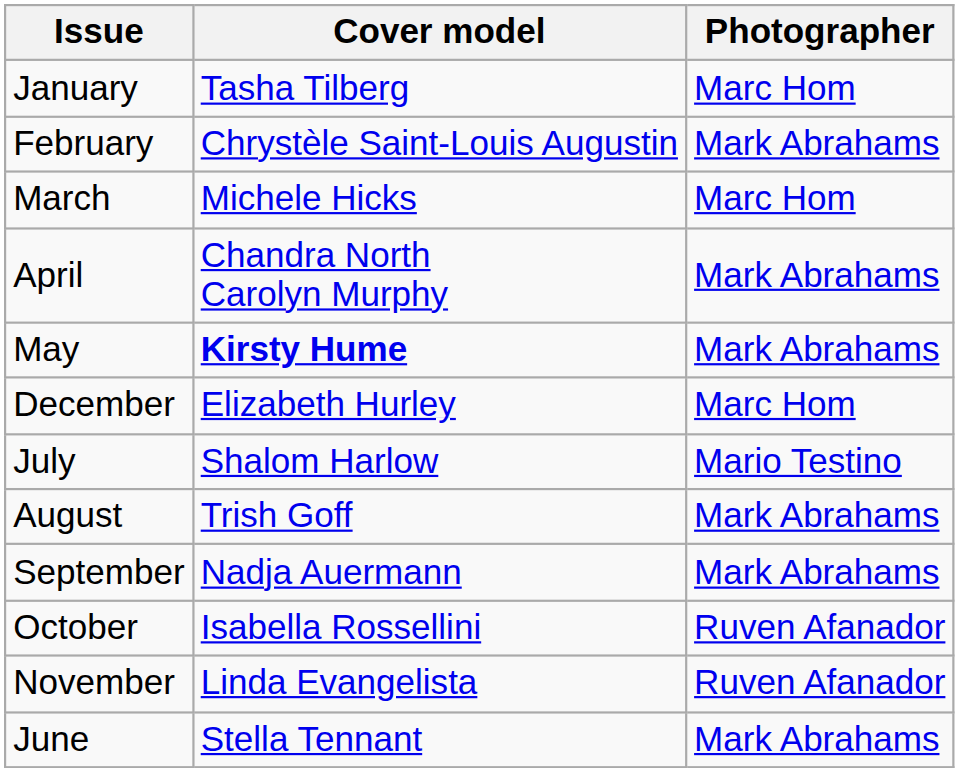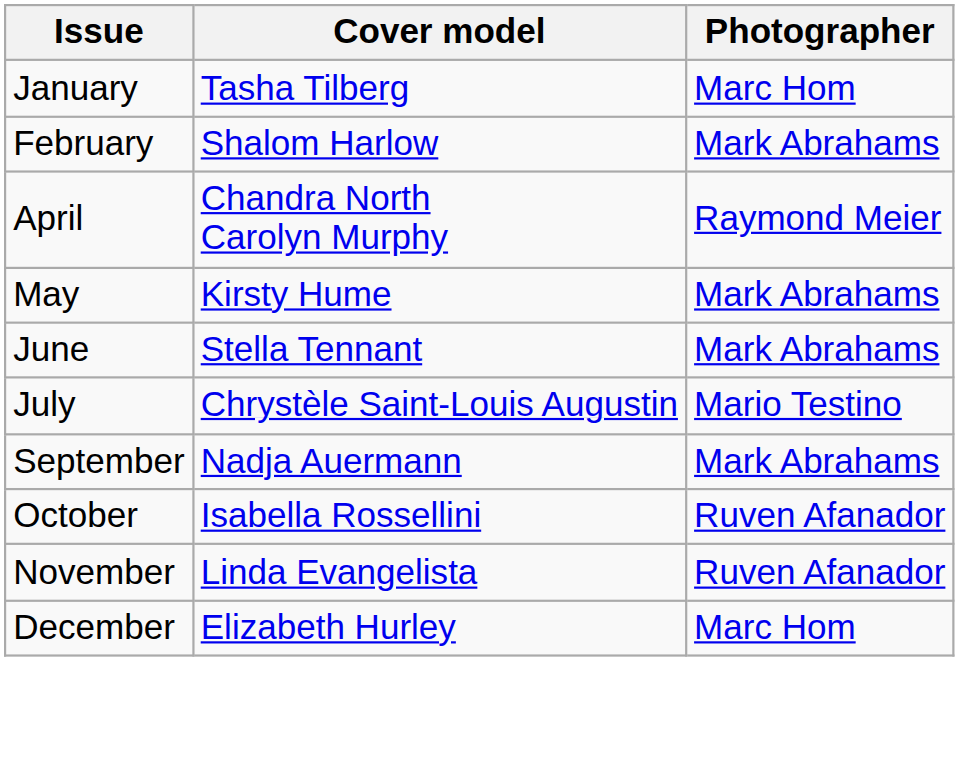(439, 143) Chrystèle Saint-Louis Augustin -> (320, 143) Shalom Harlow
- row: (62, 198)
(817, 274) Mark Abrahams -> (818, 218) Raymond Meier
(304, 349) bold -> (296, 293) normal
rows swapped: (51, 738) <-> (94, 405)
(320, 460) Shalom Harlow -> (439, 405) Chrystèle Saint-Louis Augustin
- row: (68, 516)
